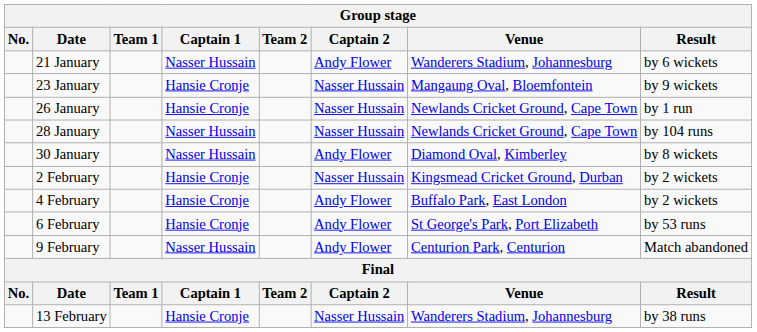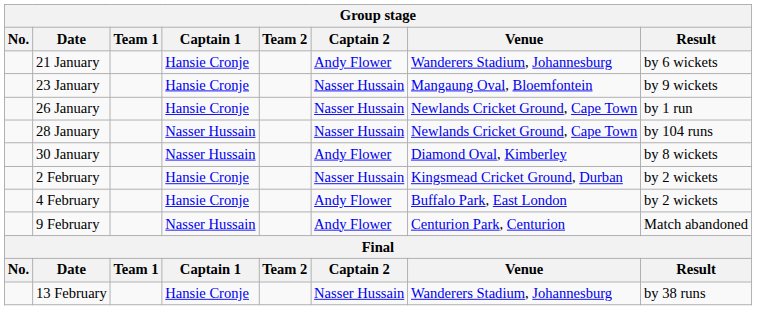(210, 62) Nasser Hussain -> (207, 62) Hansie Cronje
- row: (68, 223)
